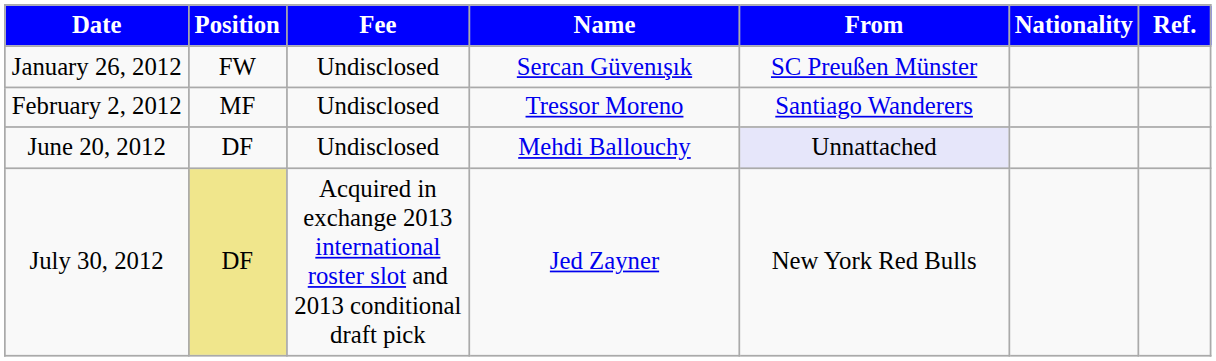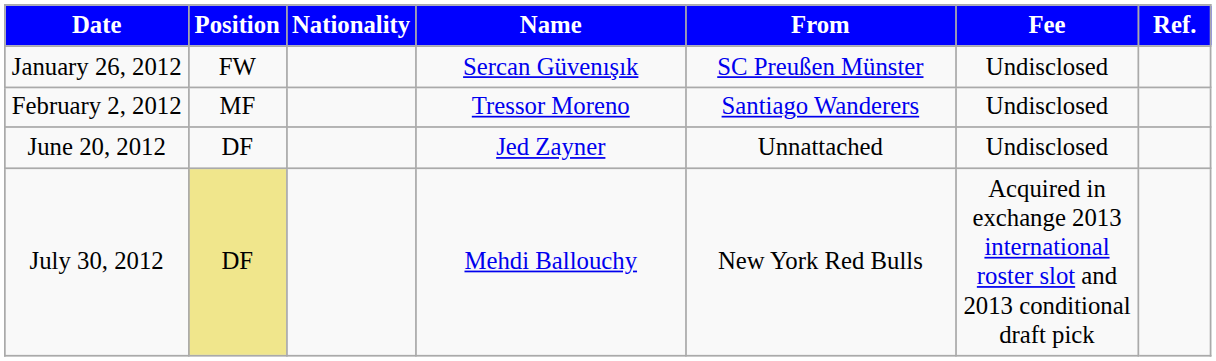columns swapped: (1074, 25) <-> (378, 25)
(604, 147) Mehdi Ballouchy -> (551, 147) Jed Zayner
(874, 147) lavender background -> (820, 147) no background
(604, 261) Jed Zayner -> (551, 261) Mehdi Ballouchy
